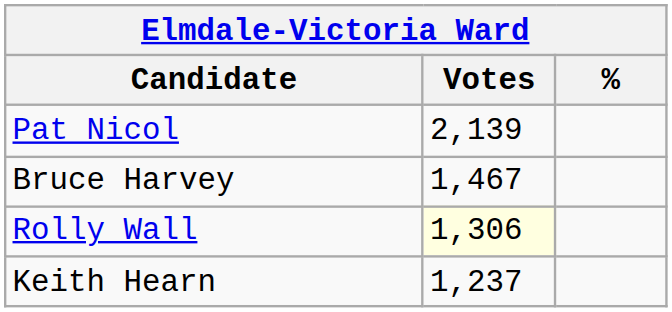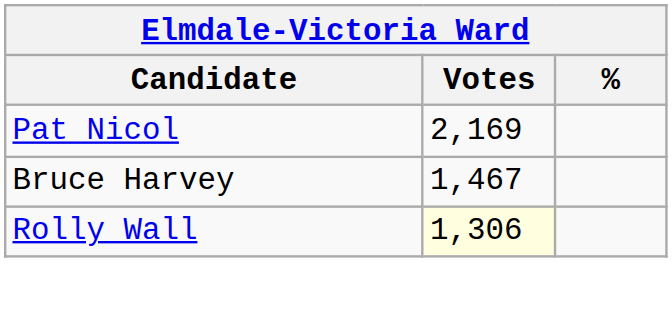(476, 131) 2,139 -> (476, 131) 2,169
- row: (114, 281)
